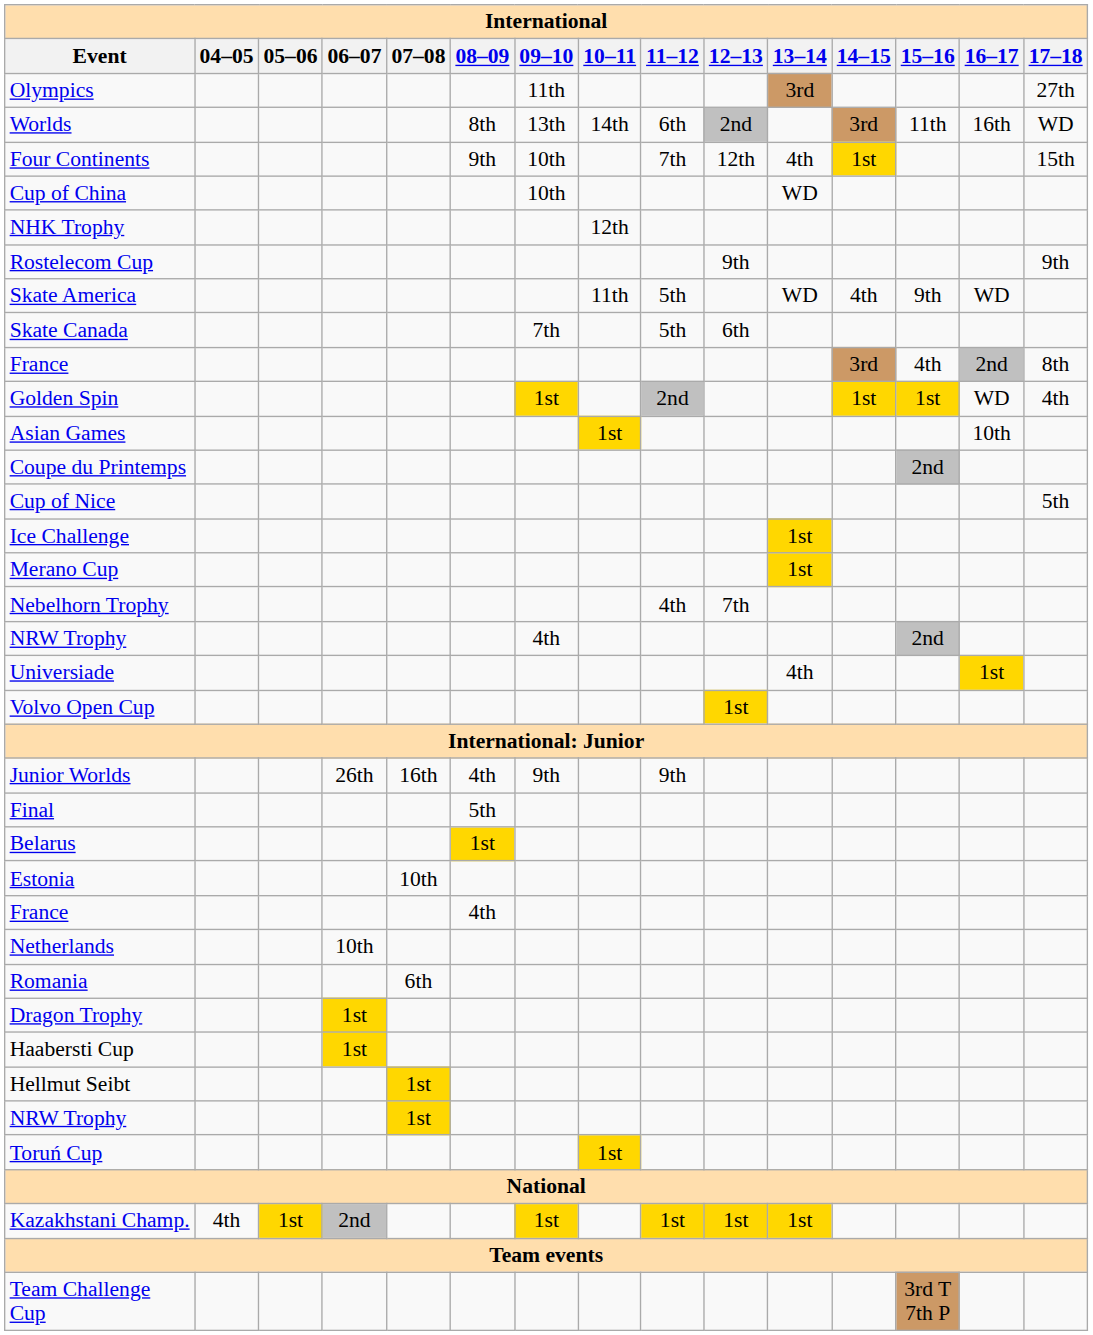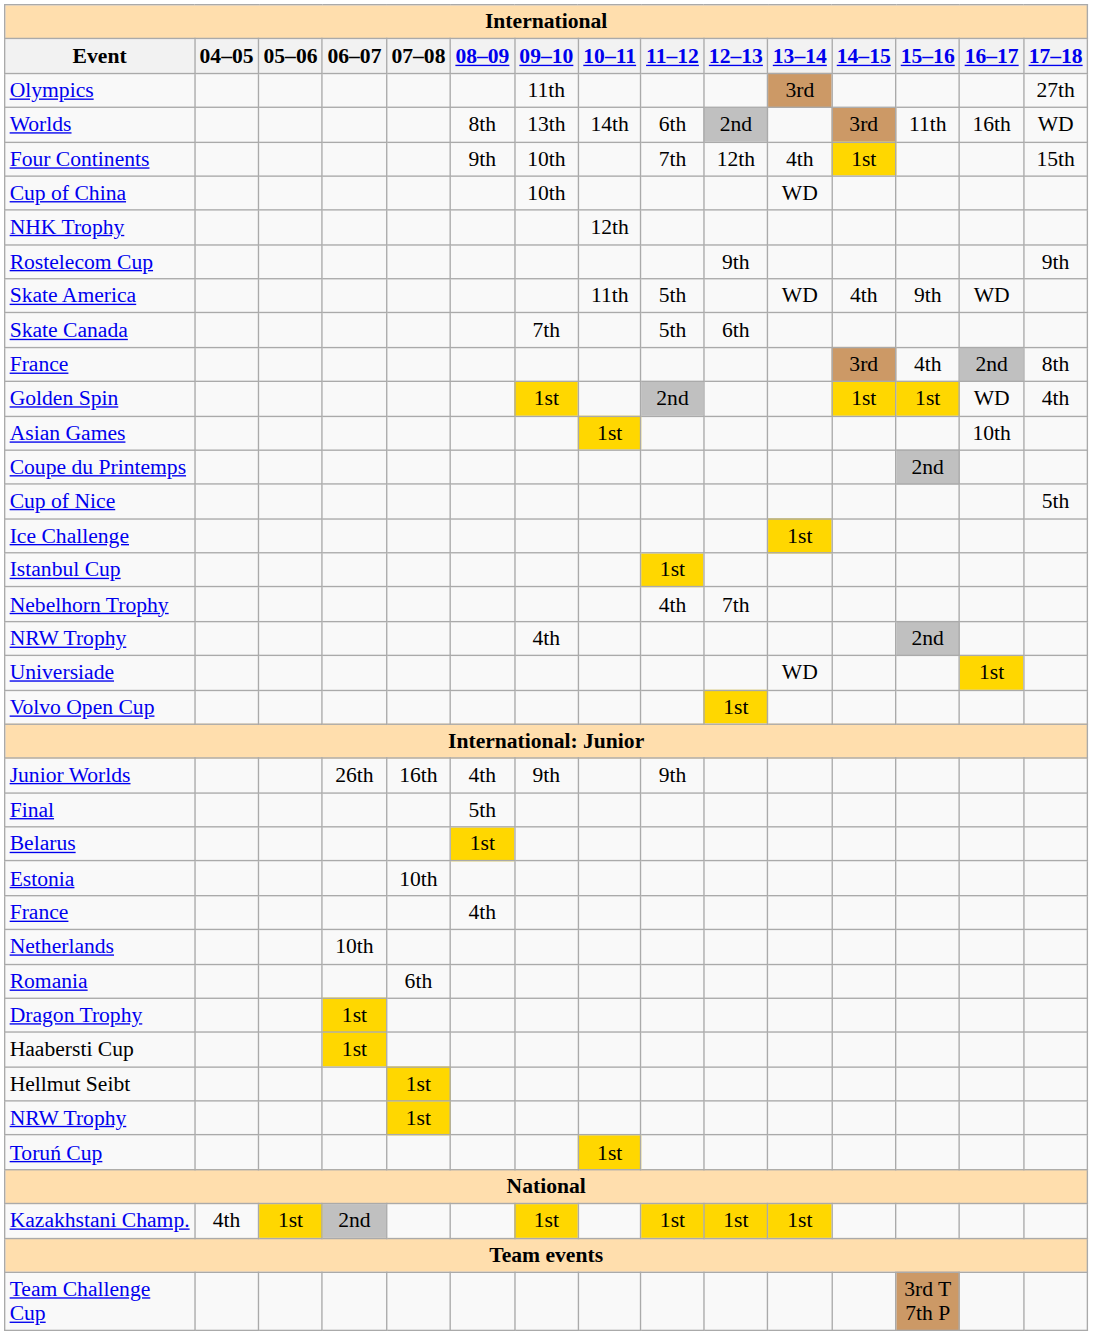+ row: (65, 569)
- row: (64, 569)
(800, 672) 4th -> (800, 672) WD
